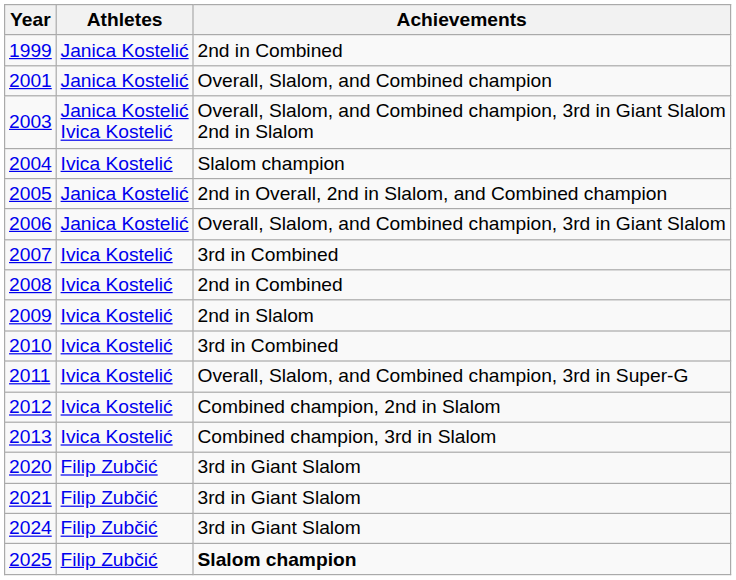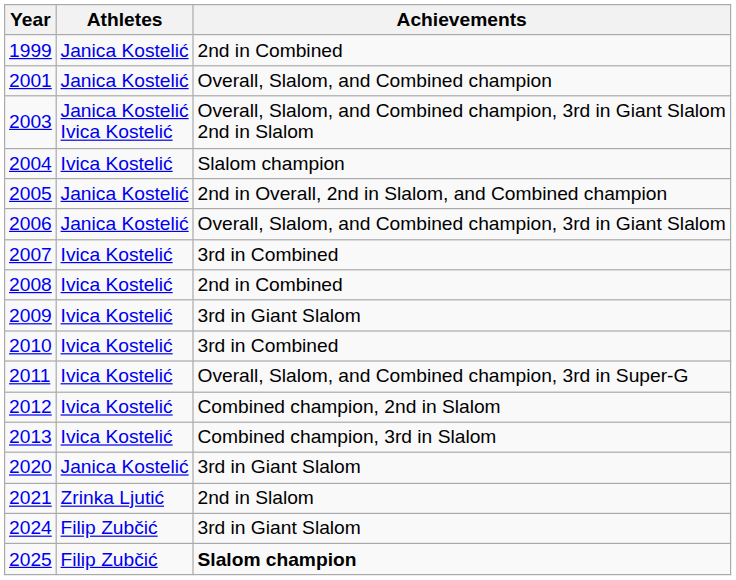(256, 315) 2nd in Slalom -> (279, 315) 3rd in Giant Slalom
(109, 467) Filip Zubčić -> (125, 467) Janica Kostelić
(109, 498) Filip Zubčić -> (112, 498) Zrinka Ljutić
(279, 498) 3rd in Giant Slalom -> (256, 498) 2nd in Slalom
